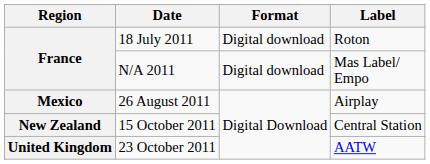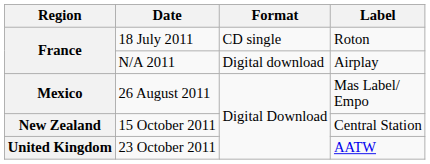(273, 39) Digital download -> (252, 39) CD single
(367, 70) Mas Label/ Empo -> (356, 62) Airplay
(356, 101) Airplay -> (367, 93) Mas Label/ Empo
